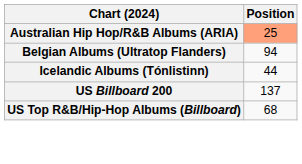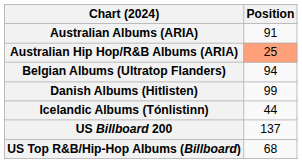+ row: (124, 33)
+ row: (124, 91)
